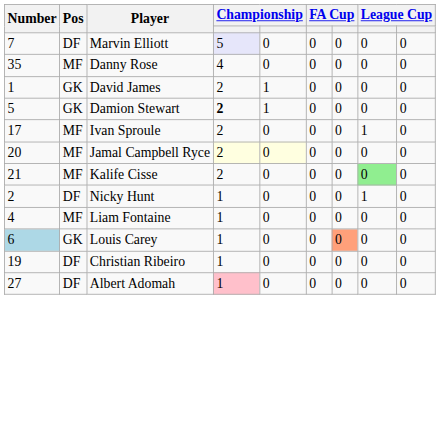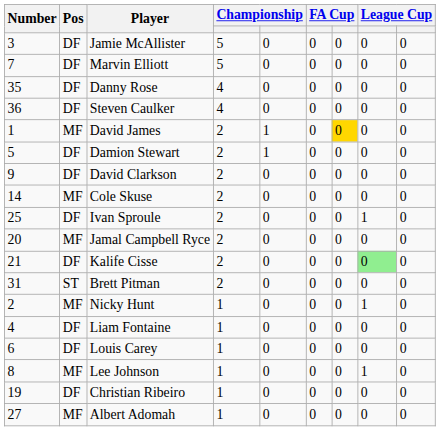+ row: (137, 43)
(220, 43) lavender background -> (220, 65) no background
(73, 65) MF -> (72, 87) DF
+ row: (132, 109)
(73, 87) GK -> (73, 130) MF
(338, 87) no background -> (338, 130) gold background
(73, 109) GK -> (72, 152) DF
(220, 109) bold -> (220, 152) normal
+ row: (133, 174)
+ row: (121, 196)
(14, 130) 17 -> (14, 218) 25
(73, 130) MF -> (72, 218) DF
(220, 152) lightyellow background -> (220, 239) no background
(266, 152) lightyellow background -> (266, 239) no background
(73, 174) MF -> (72, 261) DF
+ row: (125, 283)
(72, 196) DF -> (73, 305) MF
(73, 218) MF -> (72, 327) DF
(11, 239) lightblue background -> (11, 349) no background
(73, 239) GK -> (72, 349) DF
(338, 239) lightsalmon background -> (338, 349) no background
+ row: (124, 370)
(72, 283) DF -> (73, 414) MF
(220, 283) pink background -> (220, 414) no background
